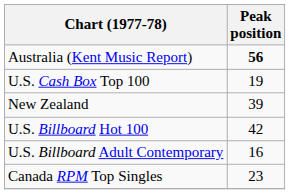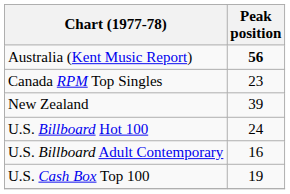rows swapped: (85, 176) <-> (79, 81)
(256, 128) 42 -> (256, 128) 24
